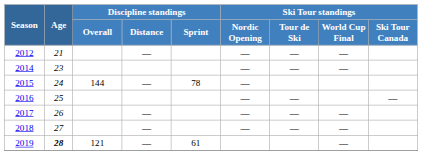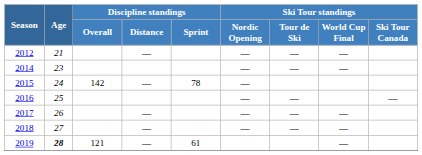(97, 83) 144 -> (97, 83) 142
